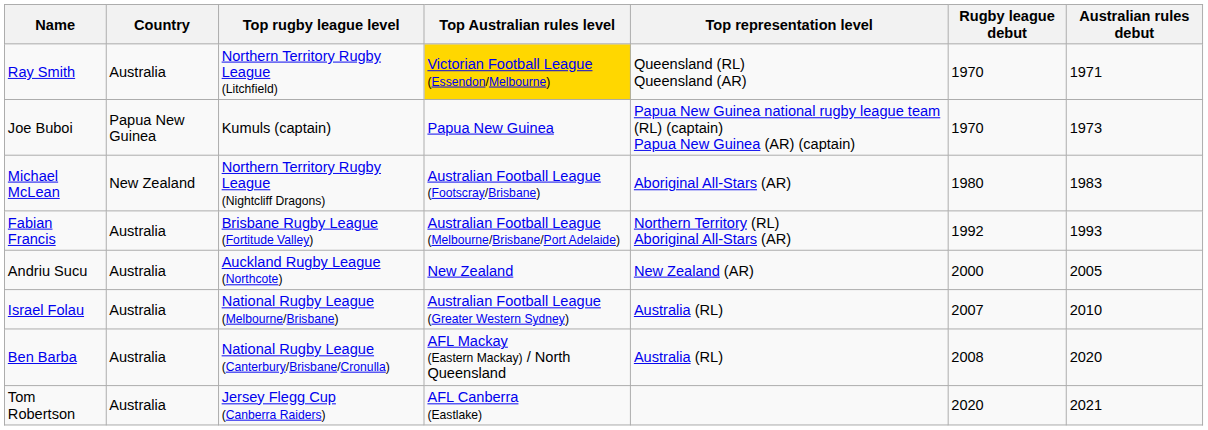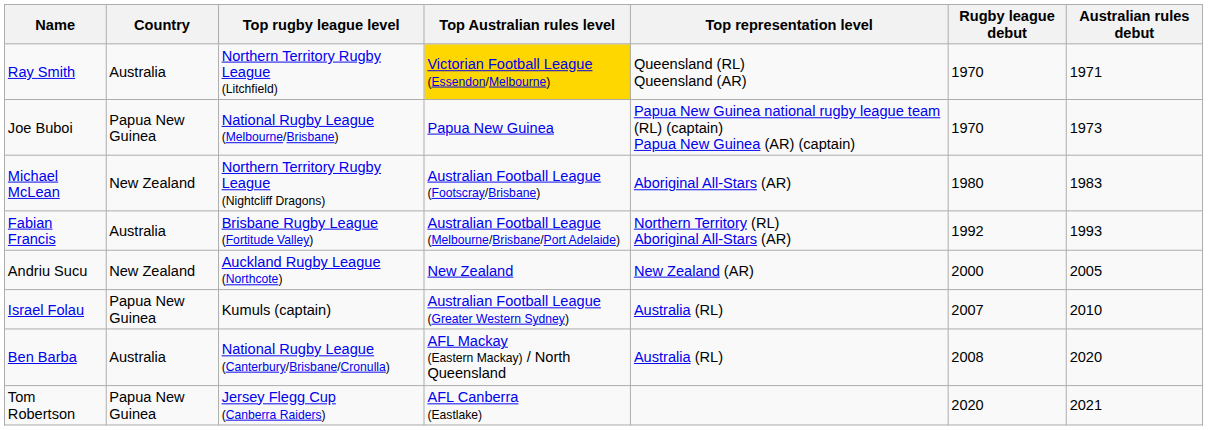(276, 128) Kumuls (captain) -> (298, 128) National Rugby League (Melbourne/Brisbane)
(138, 270) Australia -> (152, 270) New Zealand
(138, 310) Australia -> (147, 310) Papua New Guinea
(298, 310) National Rugby League (Melbourne/Brisbane) -> (276, 310) Kumuls (captain)
(138, 405) Australia -> (147, 405) Papua New Guinea
